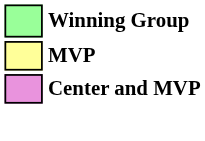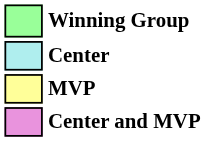+ row: (79, 55)
